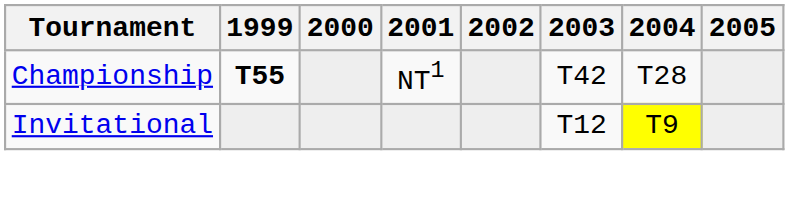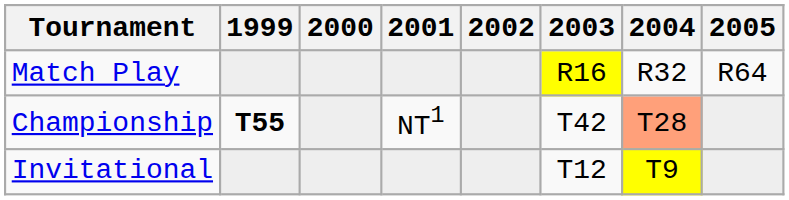+ row: (96, 73)
(662, 77) no background -> (662, 123) lightsalmon background
